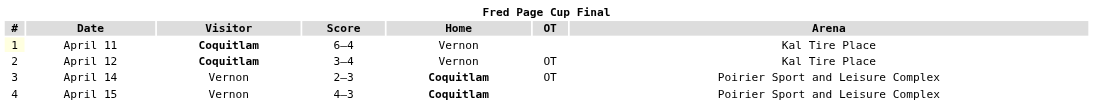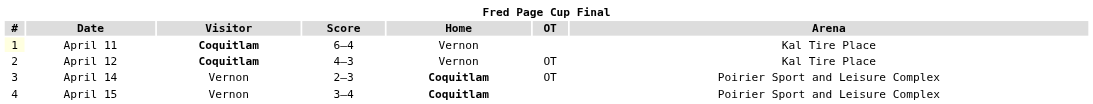(344, 61) 3–4 -> (344, 61) 4–3
(344, 94) 4–3 -> (344, 94) 3–4
